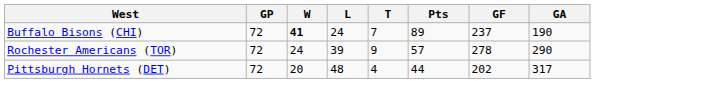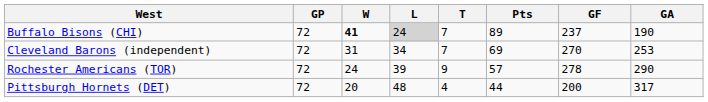(337, 32) no background -> (400, 32) lightgrey background
+ row: (109, 51)
(482, 69) 202 -> (572, 87) 200
